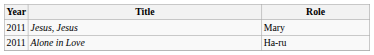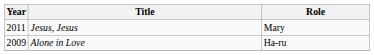(16, 43) 2011 -> (16, 43) 2009
